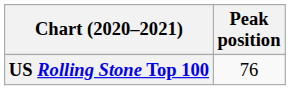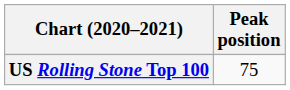(249, 69) 76 -> (249, 69) 75
